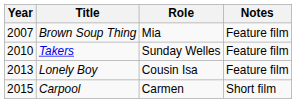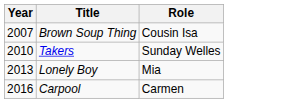- column: (257, 13)
(151, 32) Mia -> (170, 32) Cousin Isa
(170, 70) Cousin Isa -> (151, 70) Mia
(20, 88) 2015 -> (20, 88) 2016
